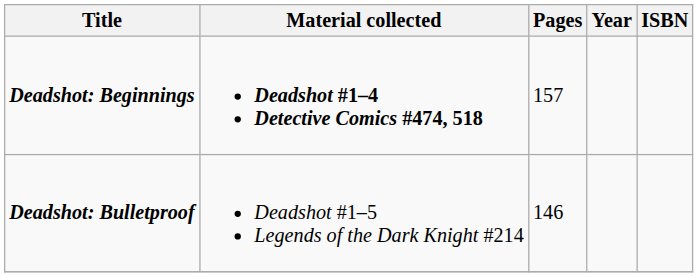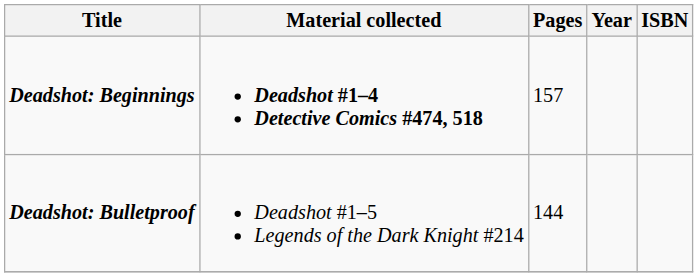(548, 212) 146 -> (548, 212) 144
